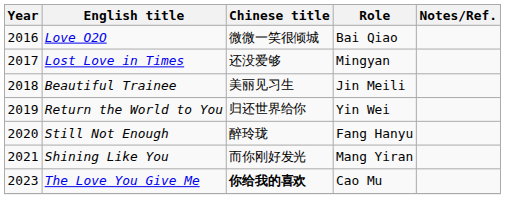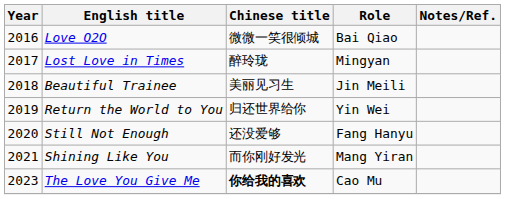(255, 61) 还没爱够 -> (248, 61) 醉玲珑
(248, 133) 醉玲珑 -> (255, 133) 还没爱够
